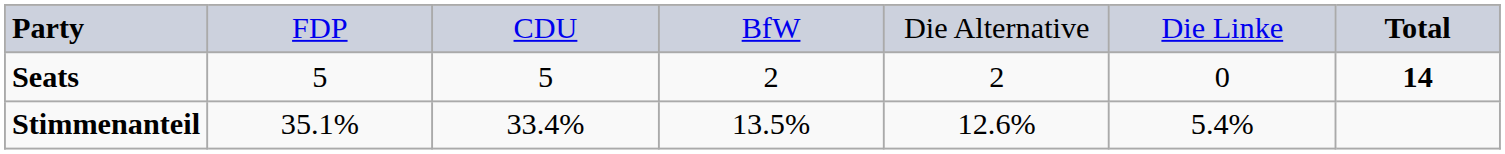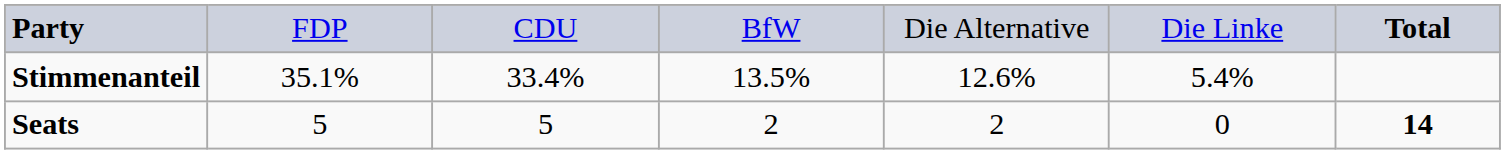rows swapped: (46, 76) <-> (106, 124)
